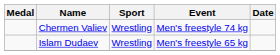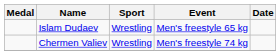rows swapped: (73, 28) <-> (68, 43)
